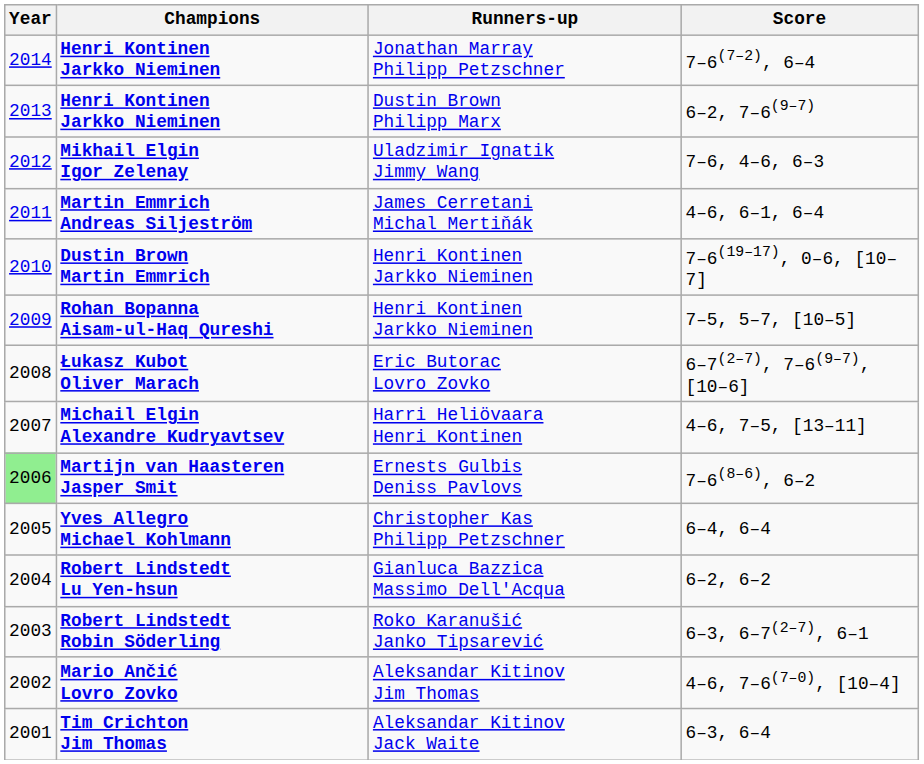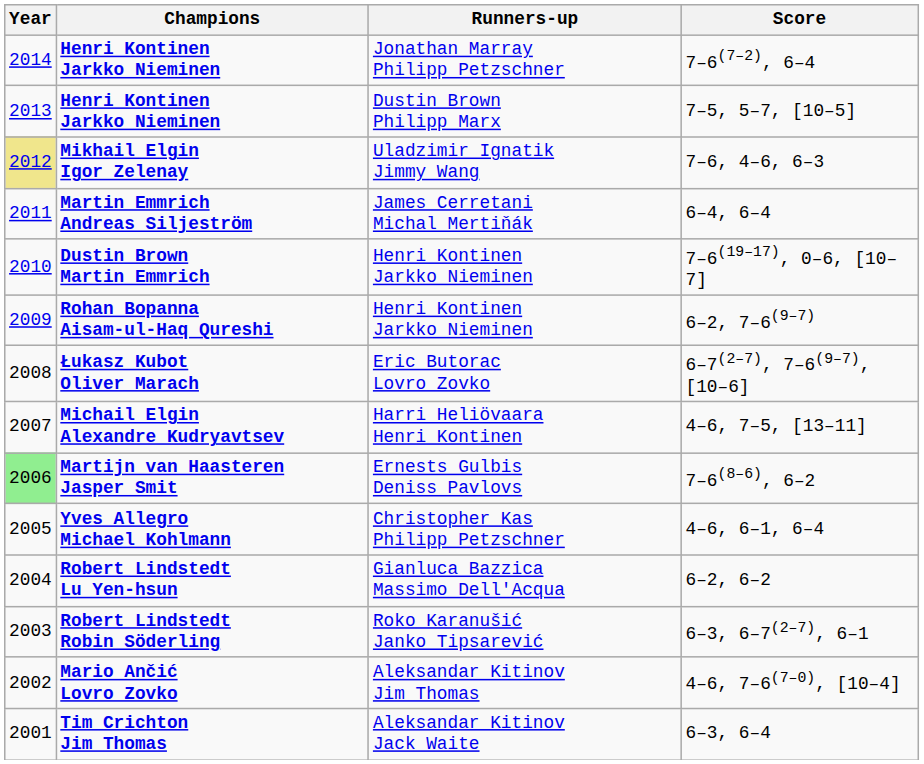(750, 111) 6–2, 7–6(9–7) -> (771, 111) 7–5, 5–7, [10–5]
(30, 162) no background -> (30, 162) khaki background
(755, 213) 4–6, 6–1, 6–4 -> (728, 213) 6–4, 6–4
(771, 320) 7–5, 5–7, [10–5] -> (750, 320) 6–2, 7–6(9–7)
(728, 529) 6–4, 6–4 -> (755, 529) 4–6, 6–1, 6–4
